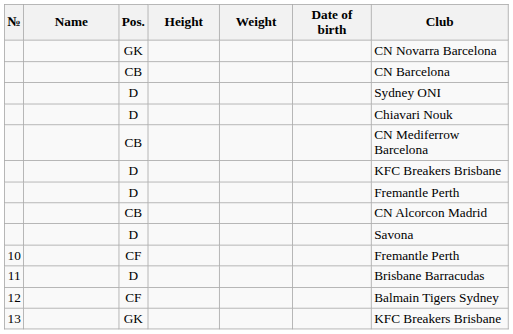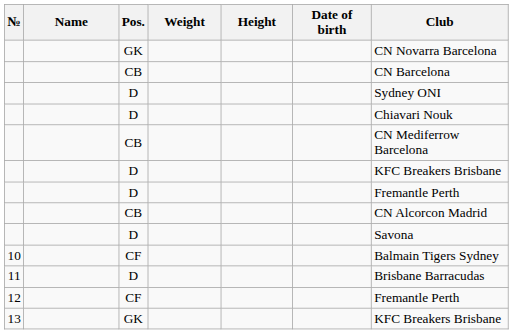columns swapped: (184, 22) <-> (256, 22)
(417, 255) Fremantle Perth -> (437, 255) Balmain Tigers Sydney
(437, 297) Balmain Tigers Sydney -> (417, 297) Fremantle Perth
